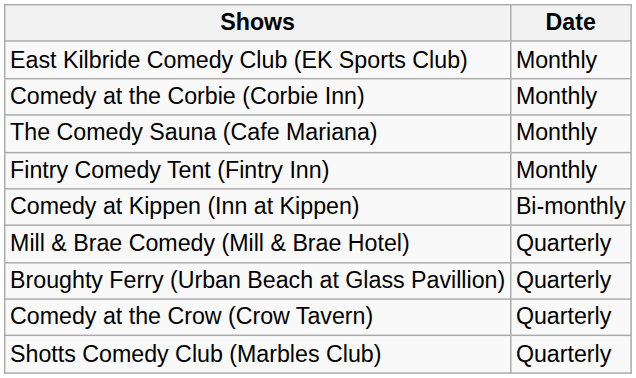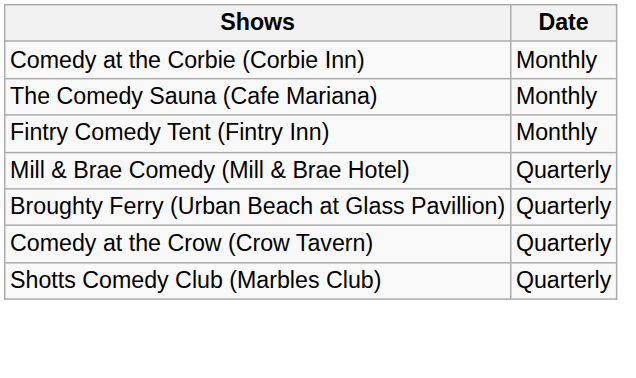- row: (239, 59)
- row: (185, 206)
